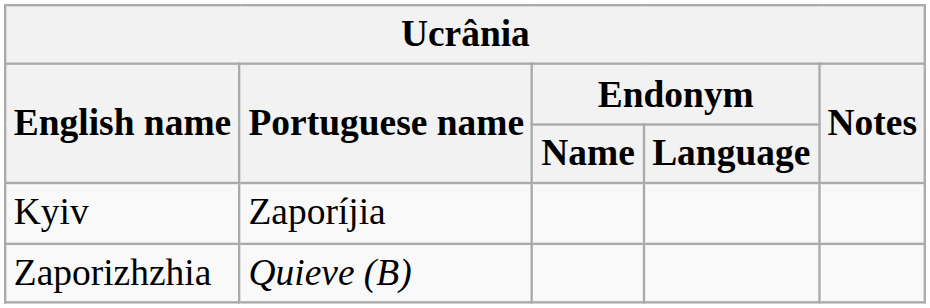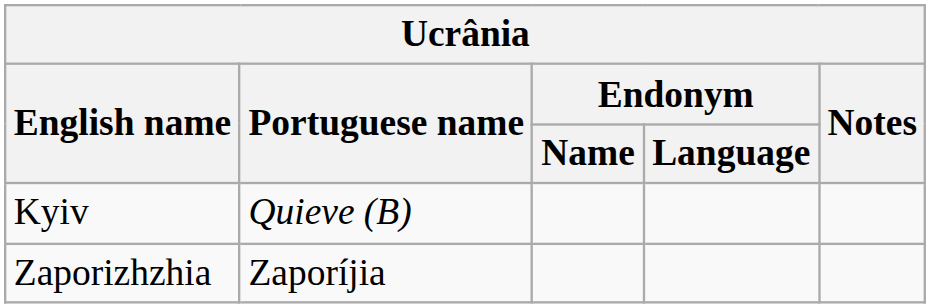(317, 212) Zaporíjia -> (330, 212) Quieve (B)
(330, 271) Quieve (B) -> (317, 271) Zaporíjia
